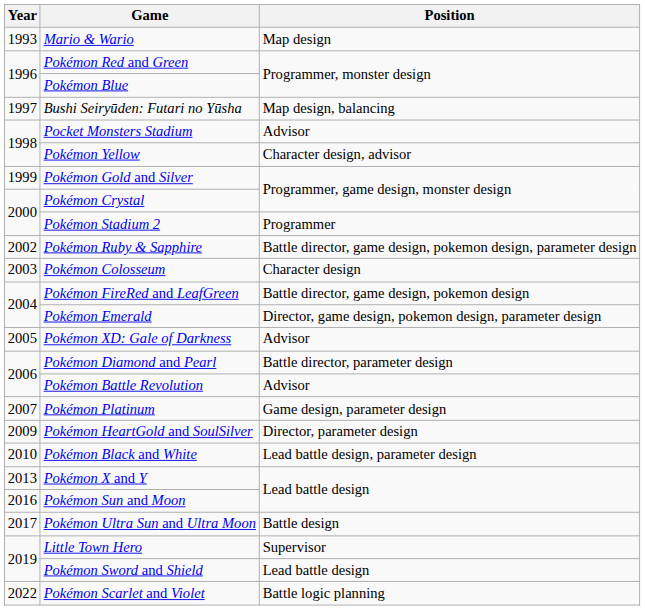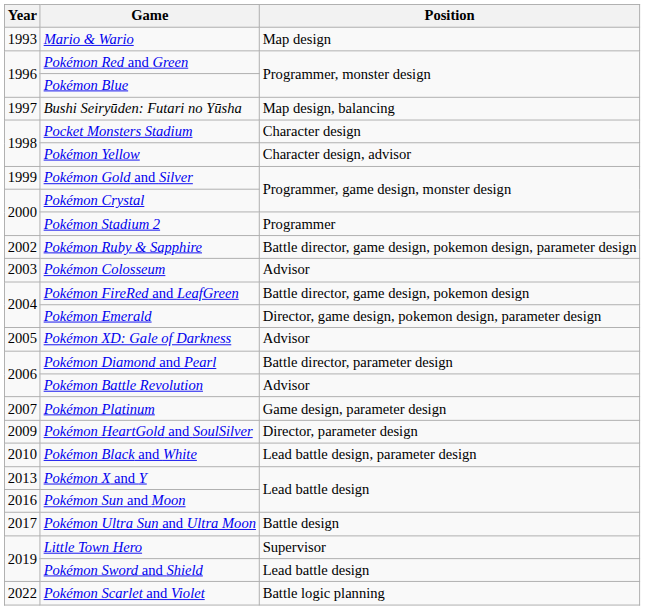(286, 131) Advisor -> (312, 131) Character design
(312, 270) Character design -> (286, 270) Advisor
